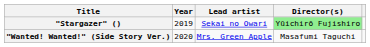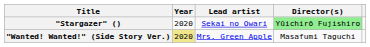(184, 23) 2019 -> (184, 23) 2020
(184, 36) no background -> (184, 36) khaki background
